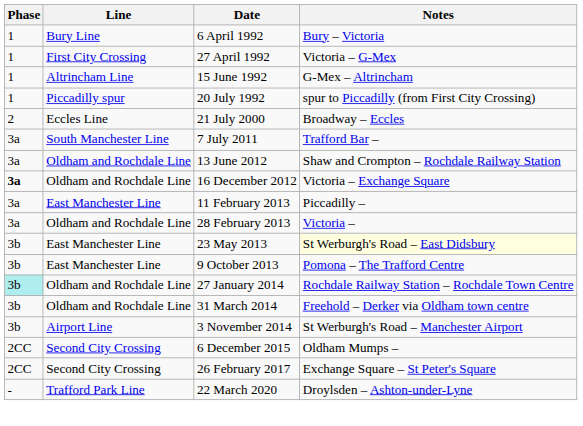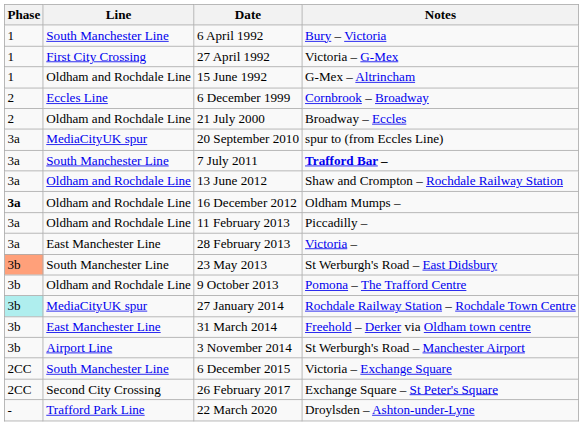(73, 35) Bury Line -> (107, 35) South Manchester Line
(90, 77) Altrincham Line -> (119, 77) Oldham and Rochdale Line
- row: (231, 98)
+ row: (244, 98)
(77, 118) Eccles Line -> (119, 118) Oldham and Rochdale Line
+ row: (248, 139)
(341, 139) normal -> (346, 160) bold
(376, 181) Victoria – Exchange Square -> (353, 202) Oldham Mumps –
(103, 202) East Manchester Line -> (119, 222) Oldham and Rochdale Line
(119, 222) Oldham and Rochdale Line -> (103, 243) East Manchester Line
(14, 243) no background -> (14, 264) lightsalmon background
(103, 243) East Manchester Line -> (107, 264) South Manchester Line
(399, 243) lightyellow background -> (401, 264) no background
(103, 264) East Manchester Line -> (119, 285) Oldham and Rochdale Line
(119, 285) Oldham and Rochdale Line -> (97, 306) MediaCityUK spur
(119, 306) Oldham and Rochdale Line -> (103, 327) East Manchester Line
(104, 347) Second City Crossing -> (107, 368) South Manchester Line
(351, 347) Oldham Mumps – -> (378, 368) Victoria – Exchange Square
